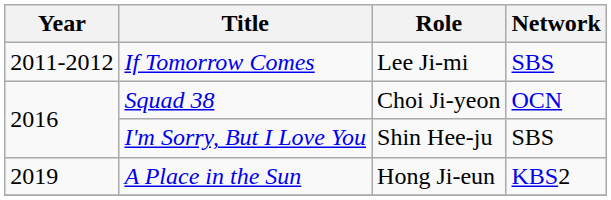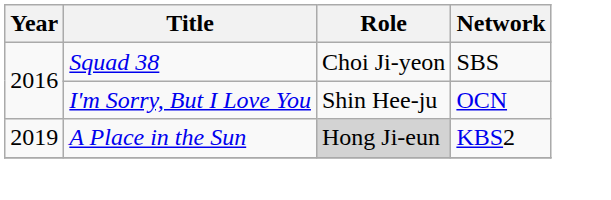- row: (220, 61)
(537, 99) OCN -> (478, 61) SBS
(533, 137) SBS -> (482, 99) OCN
(436, 175) no background -> (381, 137) lightgrey background
